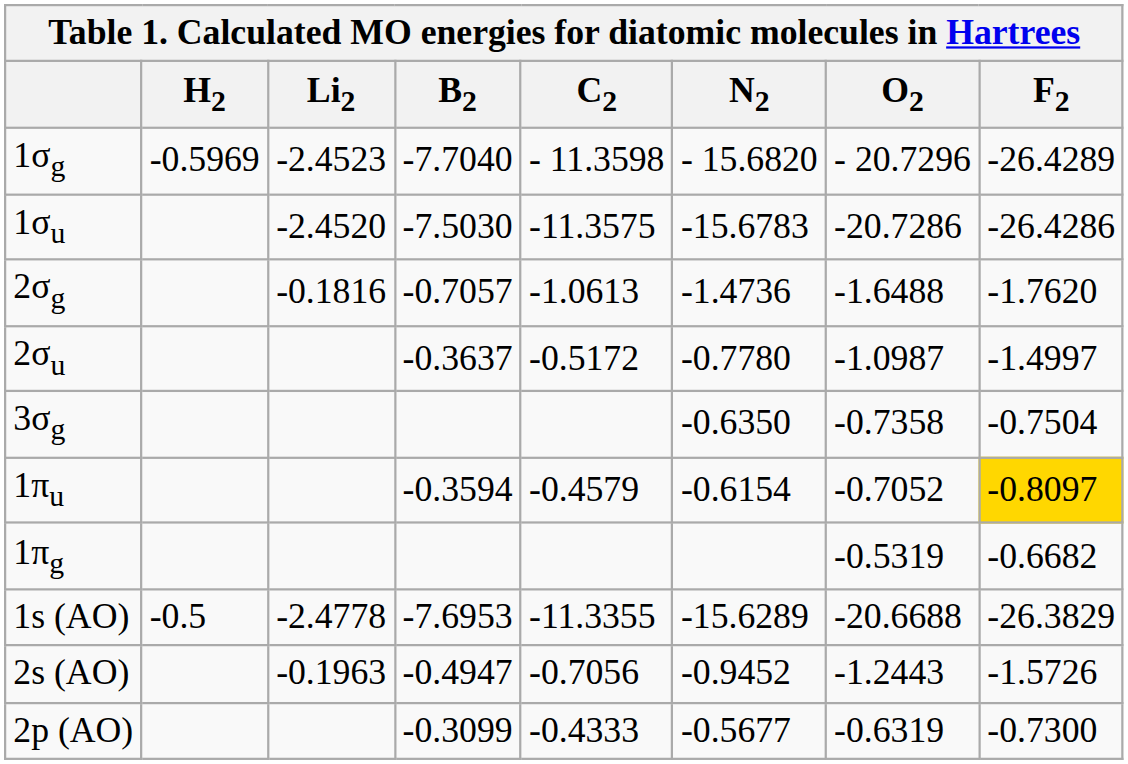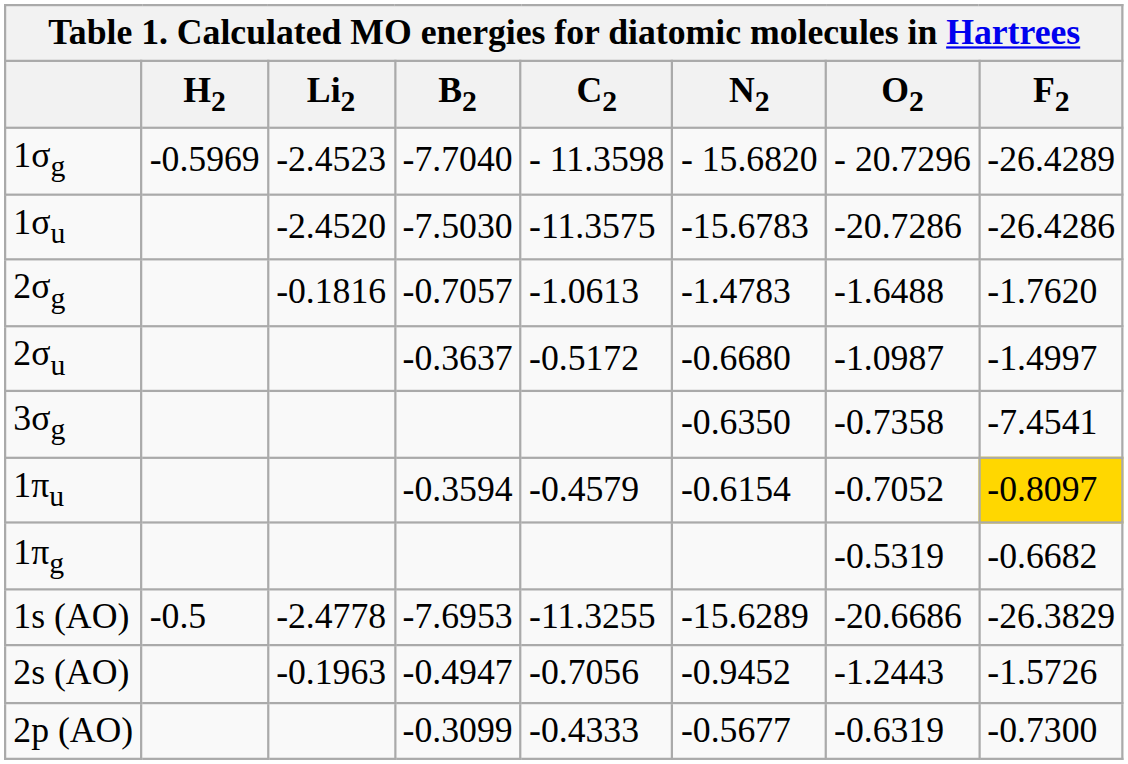(736, 291) -1.4736 -> (736, 291) -1.4783
(736, 357) -0.7780 -> (736, 357) -0.6680
(1042, 423) -0.7504 -> (1042, 423) -7.4541
(592, 616) -11.3355 -> (592, 616) -11.3255
(898, 616) -20.6688 -> (898, 616) -20.6686
